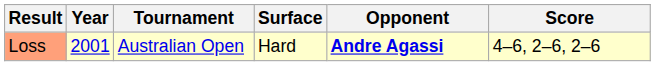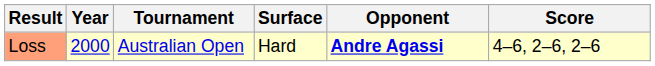(90, 46) 2001 -> (90, 46) 2000
